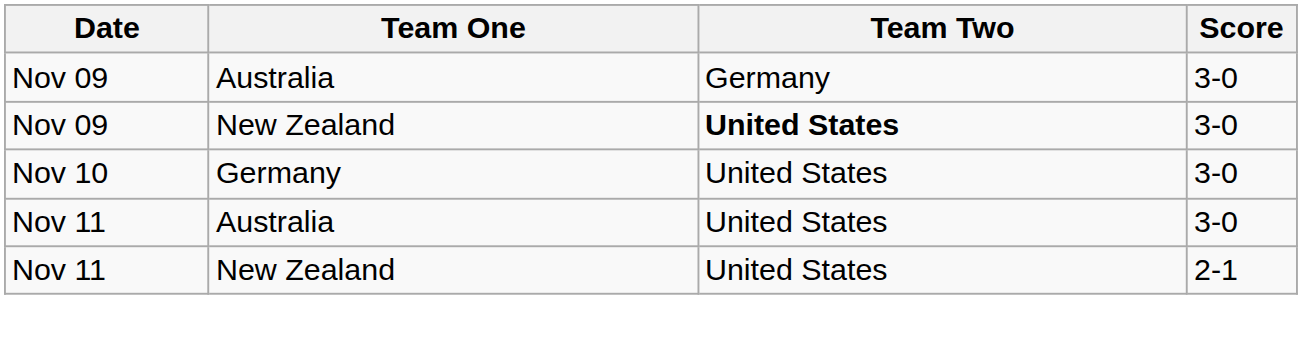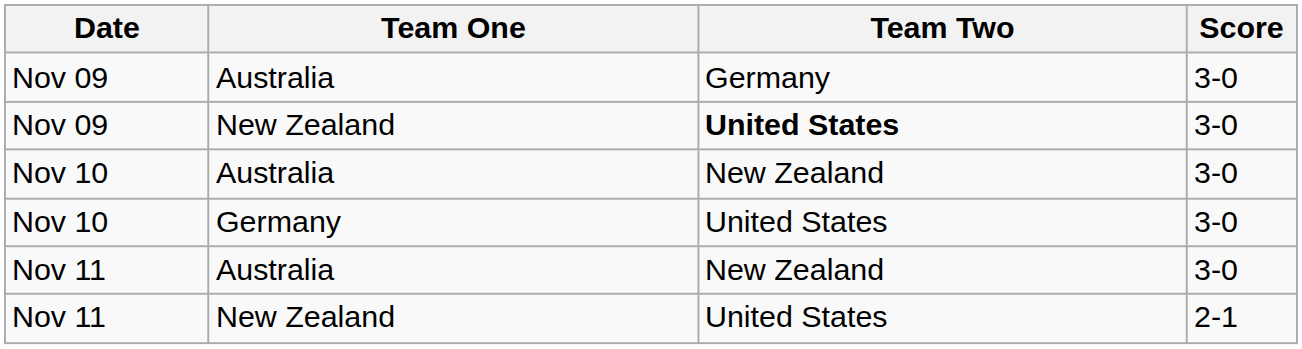+ row: (60, 173)
(796, 221) United States -> (795, 269) New Zealand
